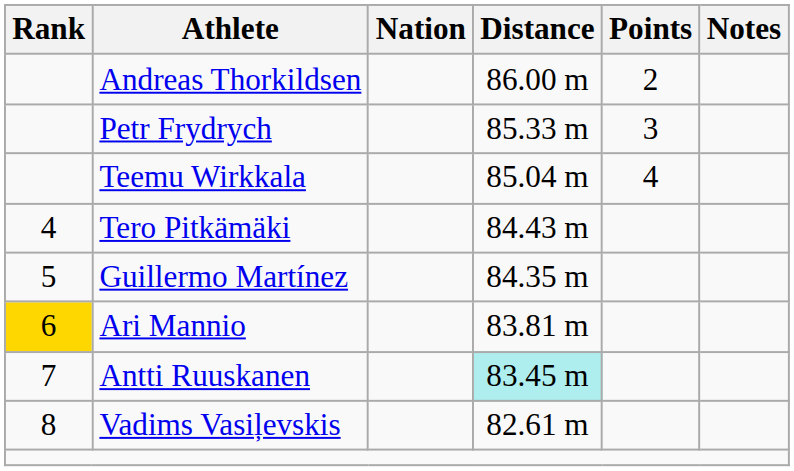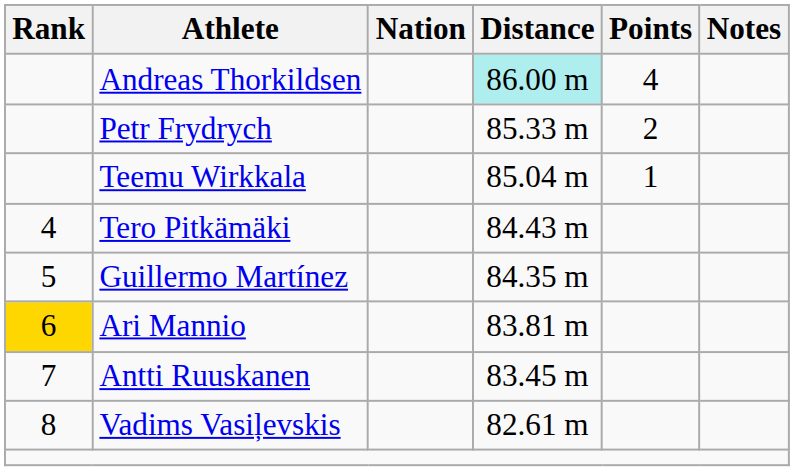(537, 78) no background -> (537, 78) paleturquoise background
(651, 78) 2 -> (651, 78) 4
(651, 128) 3 -> (651, 128) 2
(651, 177) 4 -> (651, 177) 1
(537, 375) paleturquoise background -> (537, 375) no background
